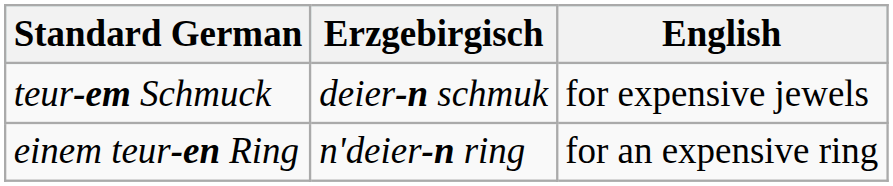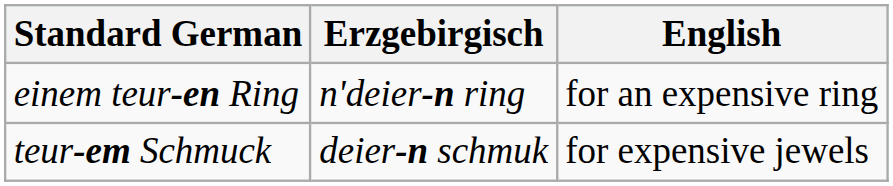rows swapped: (142, 92) <-> (156, 151)
